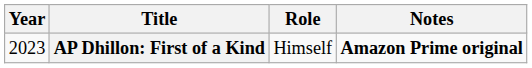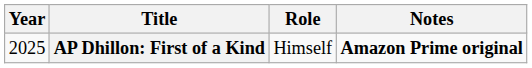(27, 47) 2023 -> (27, 47) 2025
